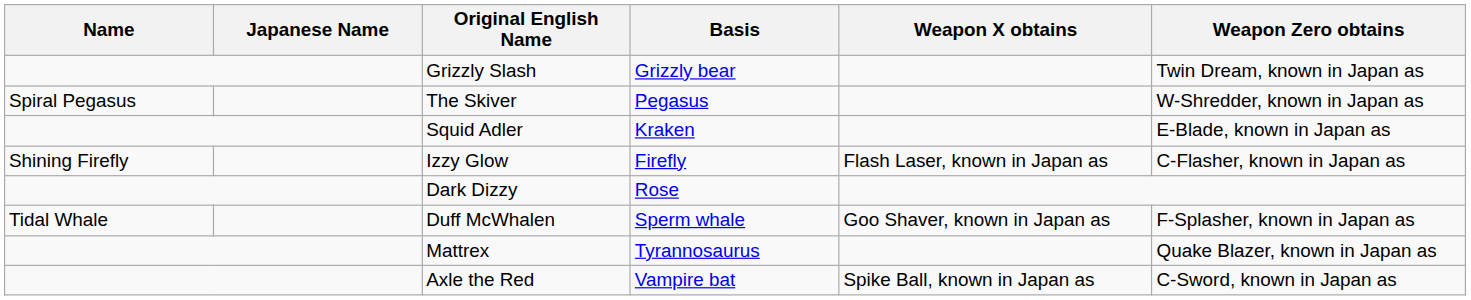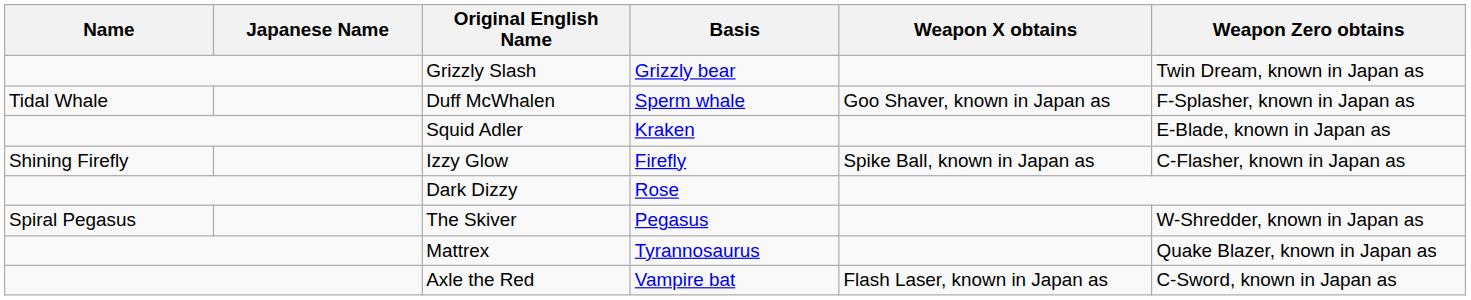rows swapped: (491, 220) <-> (471, 100)
(976, 160) Flash Laser, known in Japan as -> (969, 160) Spike Ball, known in Japan as
(969, 280) Spike Ball, known in Japan as -> (976, 280) Flash Laser, known in Japan as
